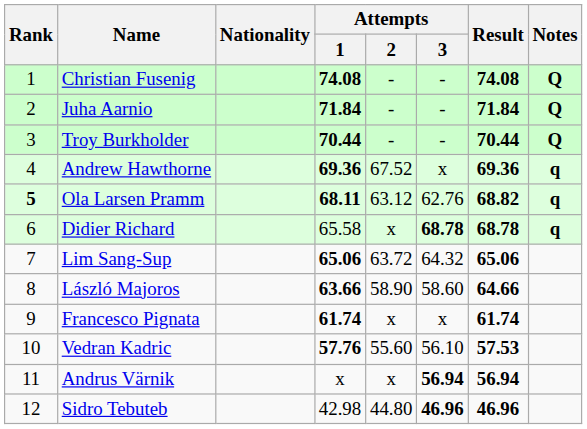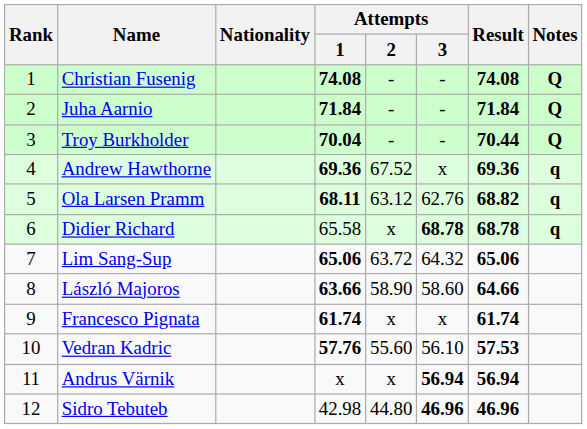(340, 139) 70.44 -> (340, 139) 70.04
(31, 199) bold -> (31, 199) normal
